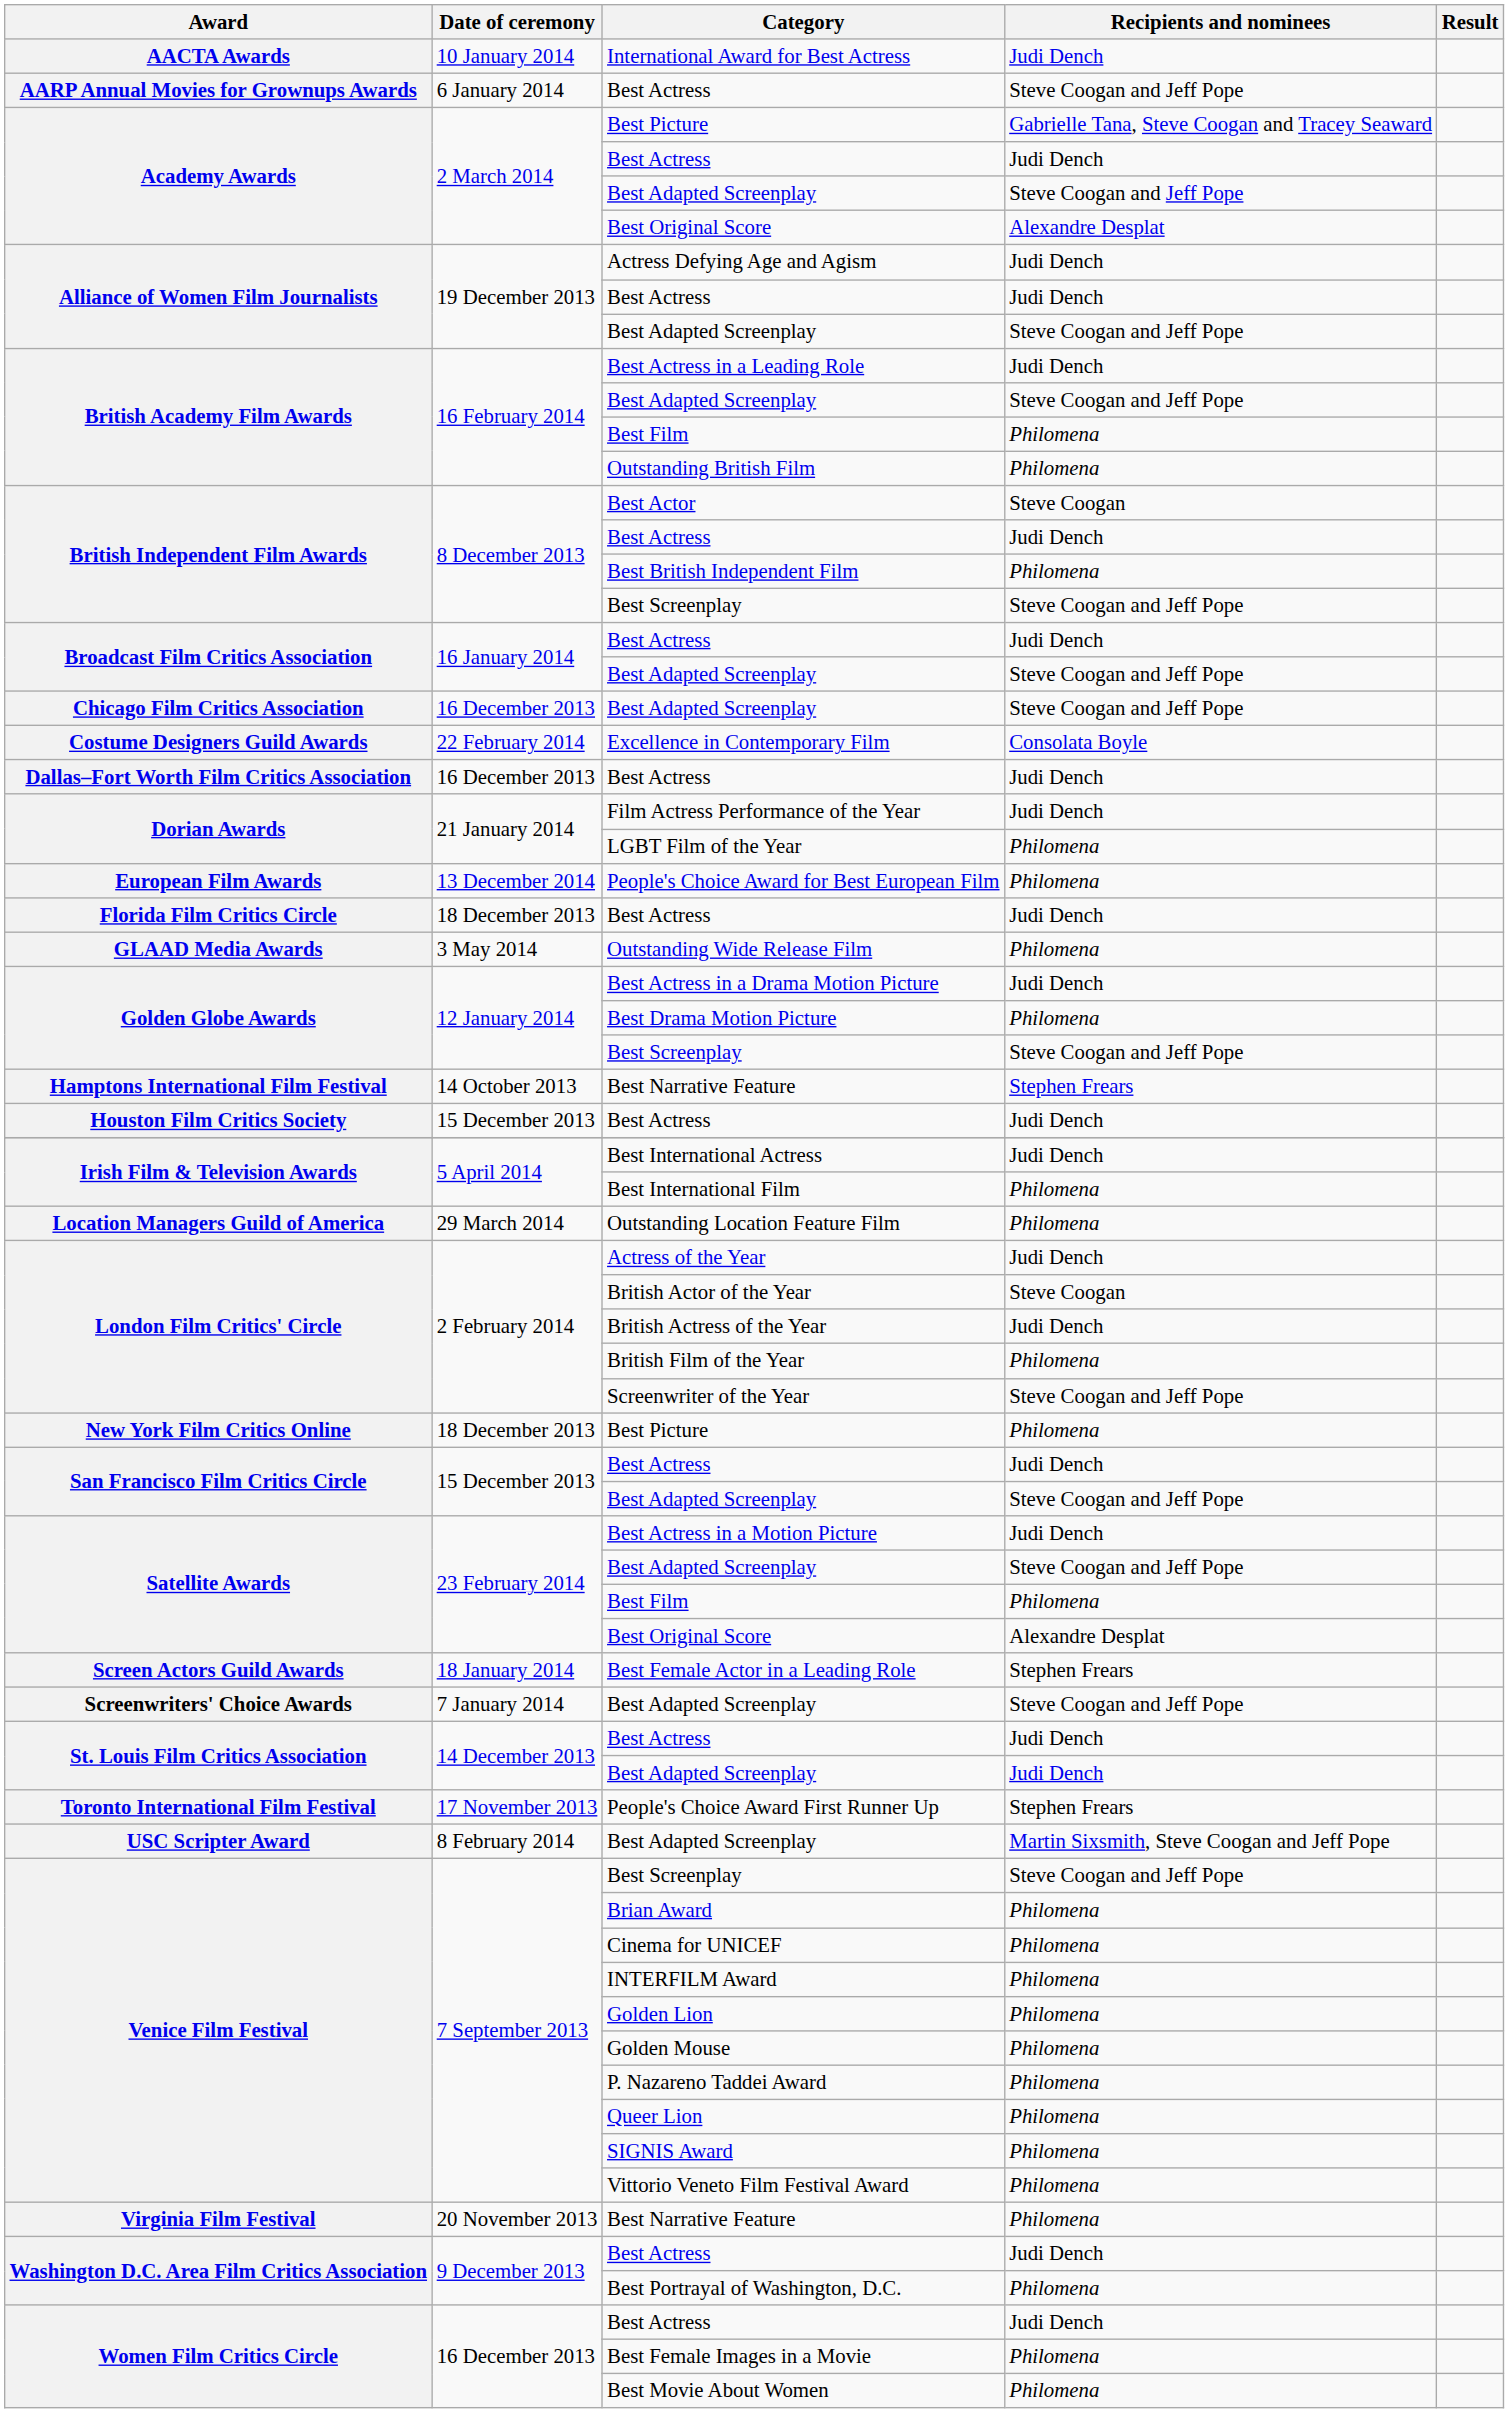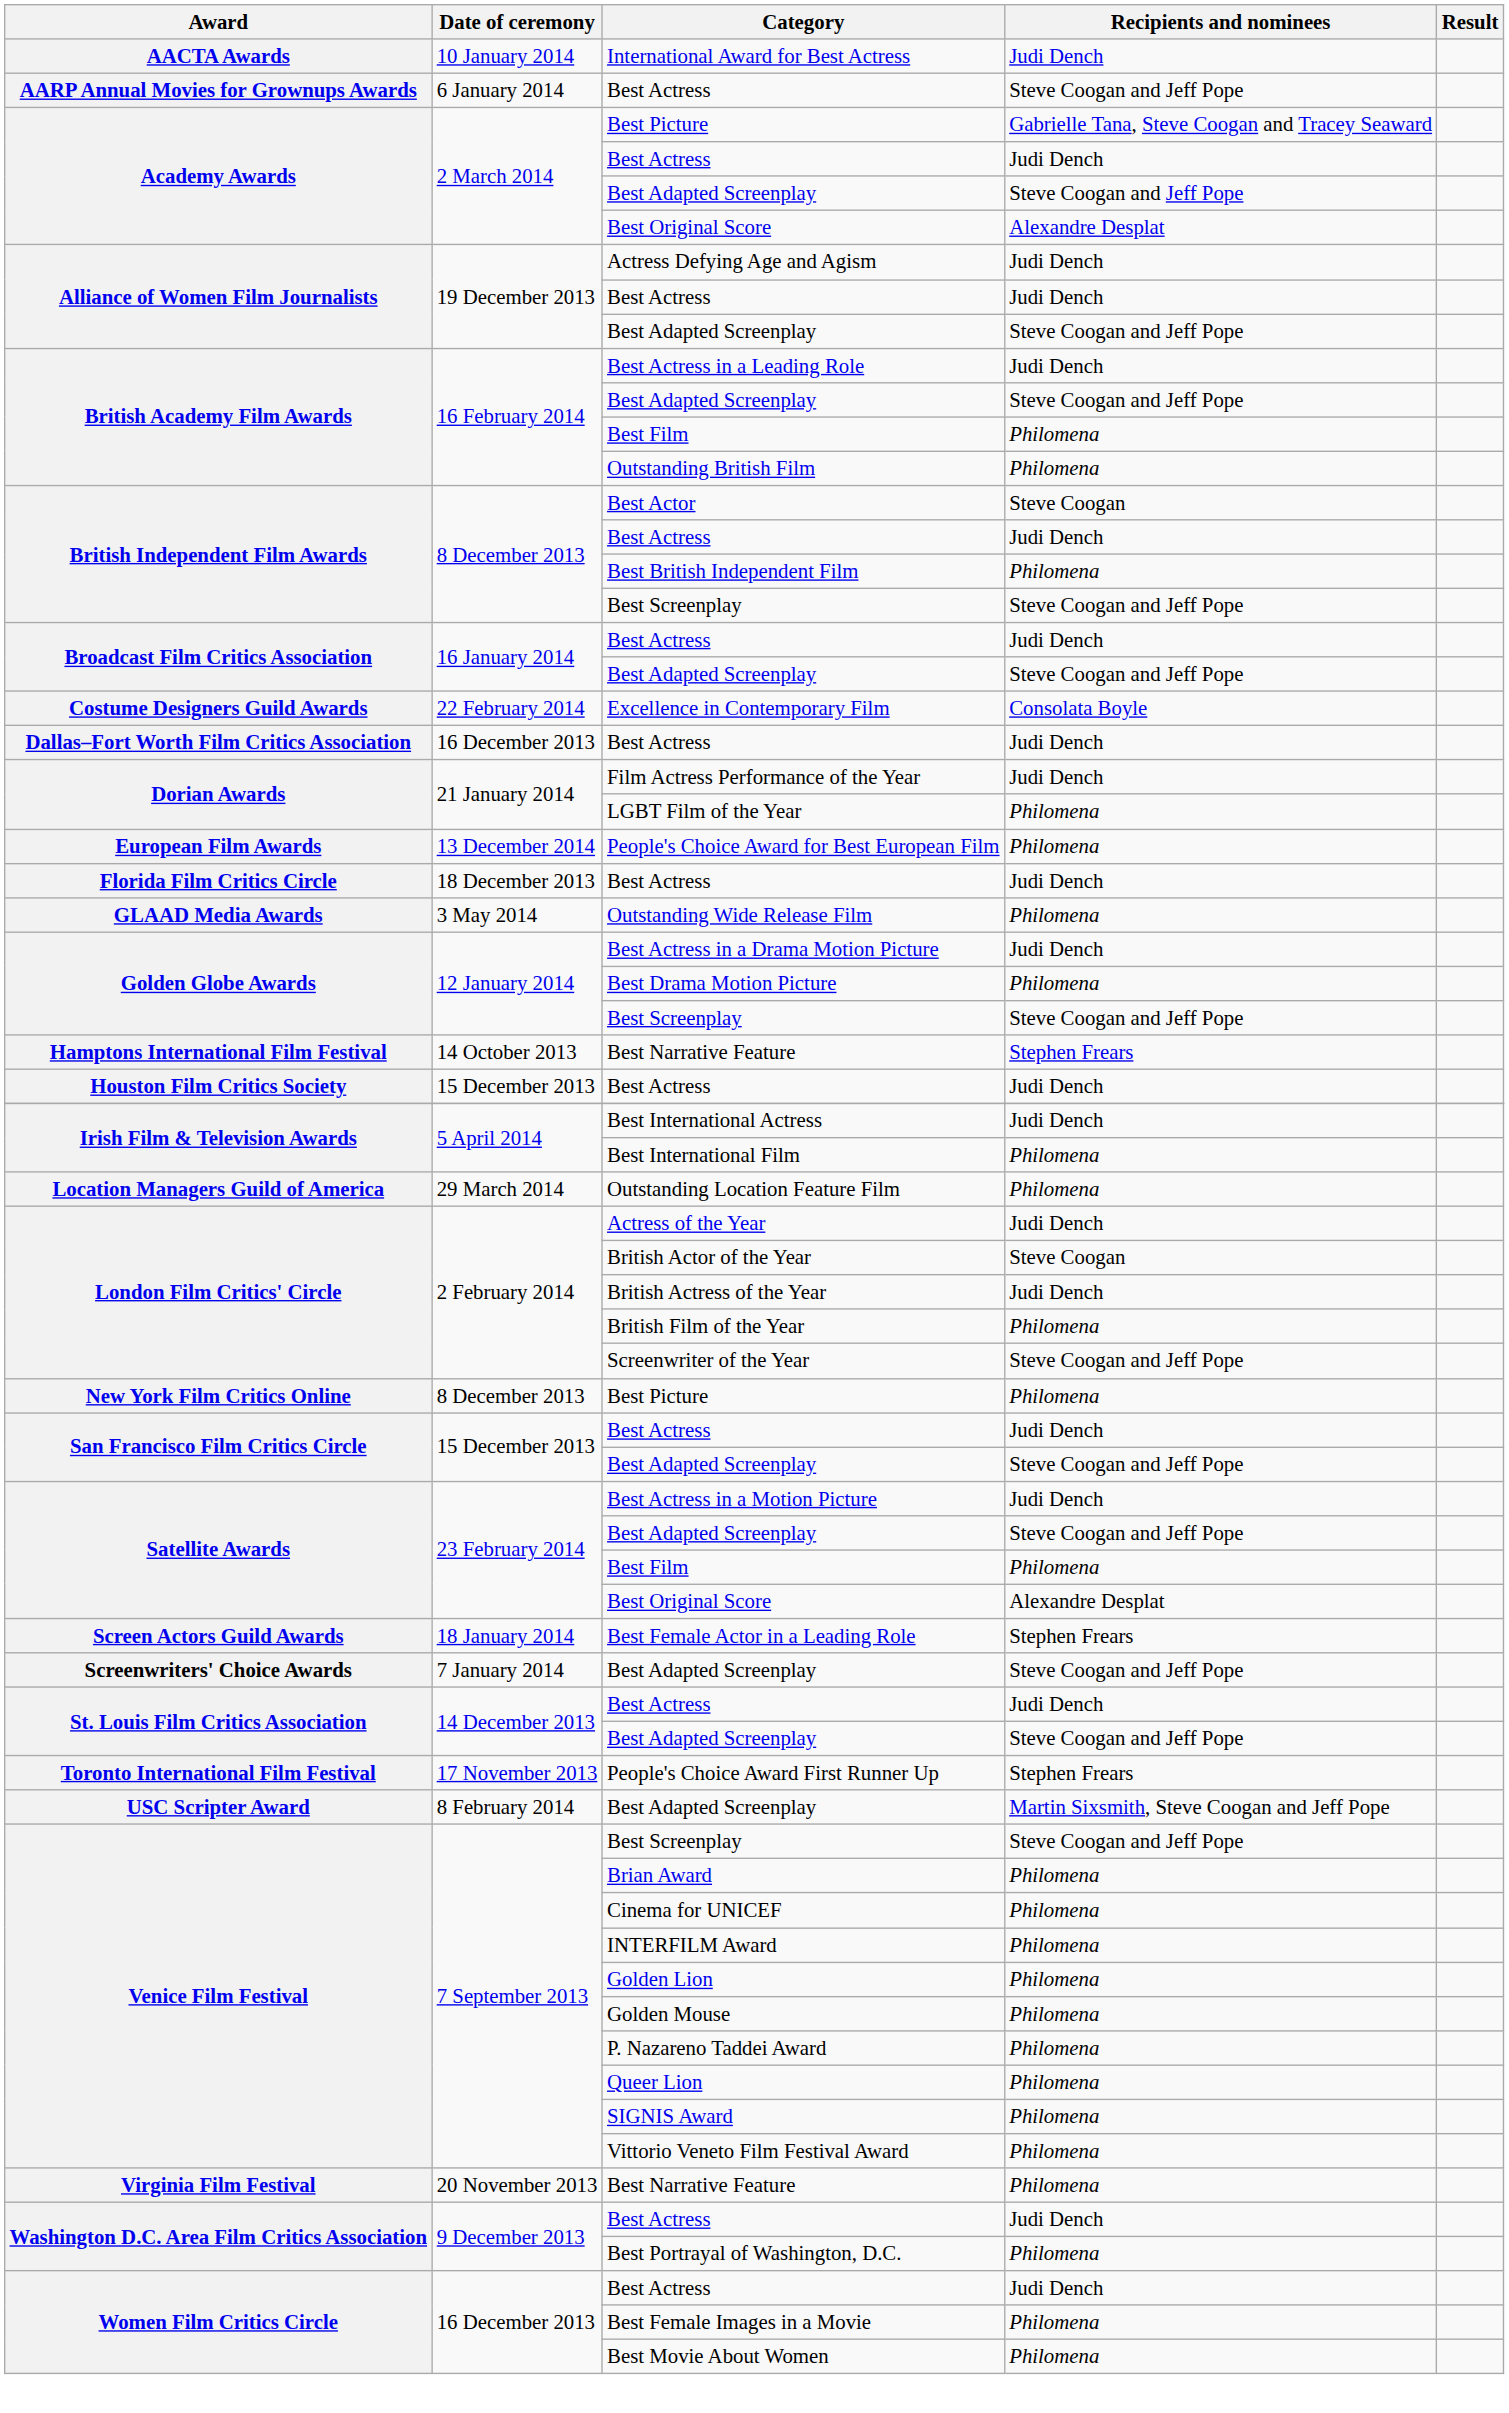- row: (218, 708)
(516, 1429) 18 December 2013 -> (511, 1395) 8 December 2013
(1056, 1772) Judi Dench -> (1126, 1738) Steve Coogan and Jeff Pope
